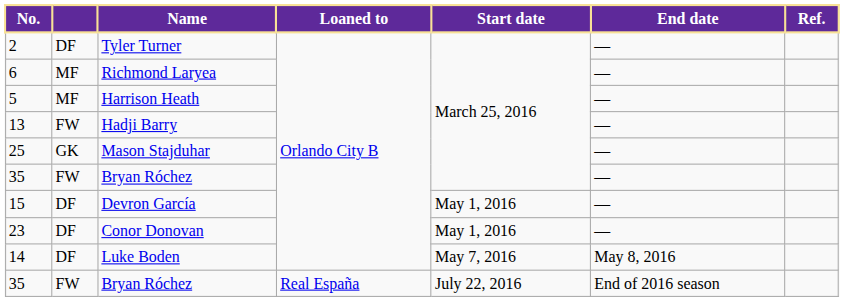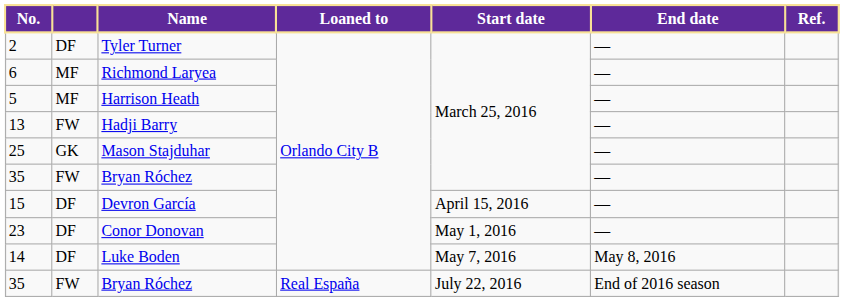(476, 204) May 1, 2016 -> (482, 204) April 15, 2016
